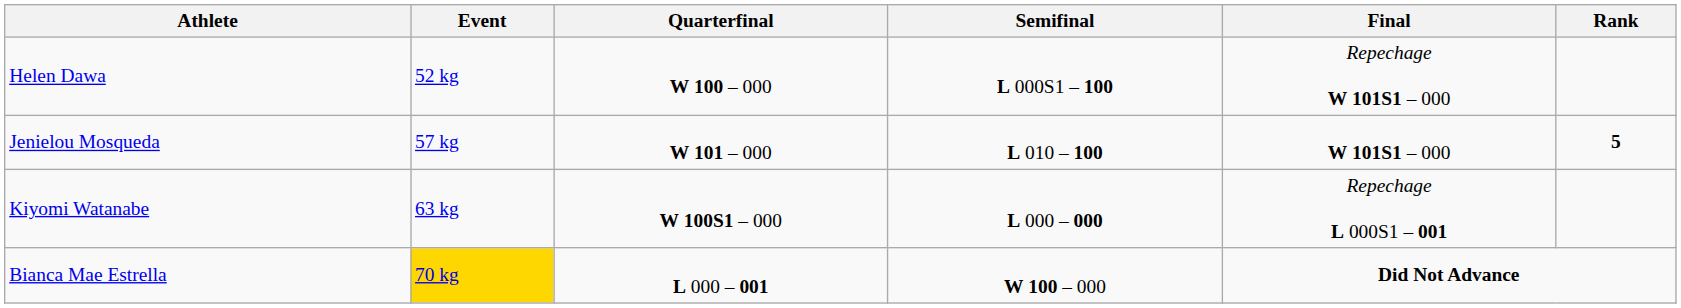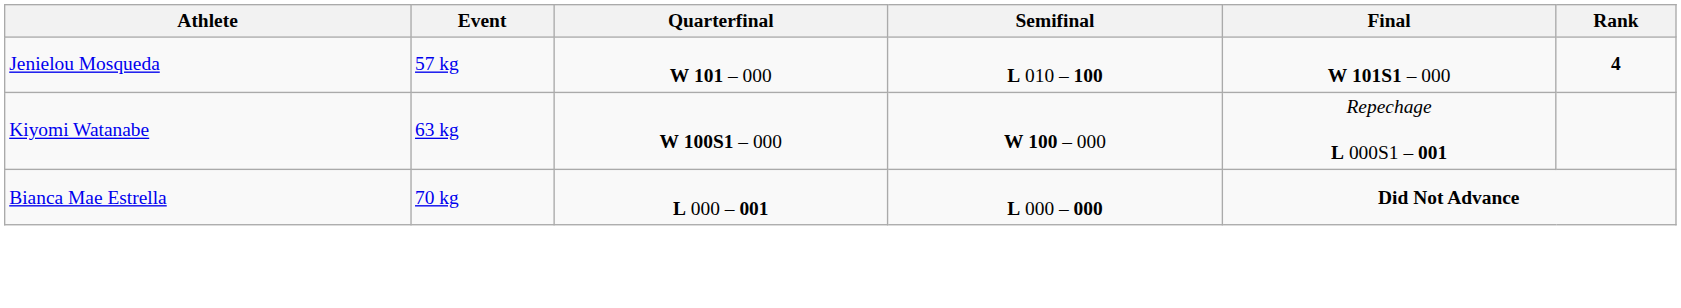- row: (58, 75)
(1616, 142) 5 -> (1616, 64) 4
(1055, 220) L 000 – 000 -> (1055, 142) W 100 – 000
(437, 275) gold background -> (437, 197) no background
(1055, 286) W 100 – 000 -> (1055, 208) L 000 – 000
